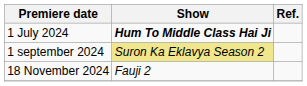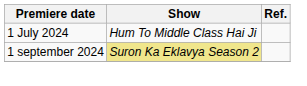(193, 33) bold -> (183, 33) normal
- row: (58, 71)
